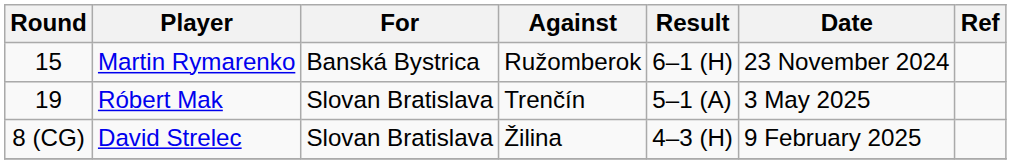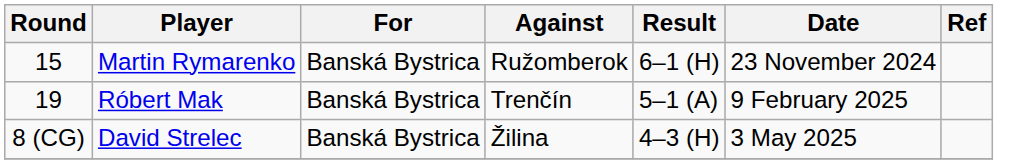(400, 100) Slovan Bratislava -> (393, 100) Banská Bystrica
(807, 100) 3 May 2025 -> (819, 100) 9 February 2025
(400, 138) Slovan Bratislava -> (393, 138) Banská Bystrica
(833, 138) 9 February 2025 -> (794, 138) 3 May 2025
